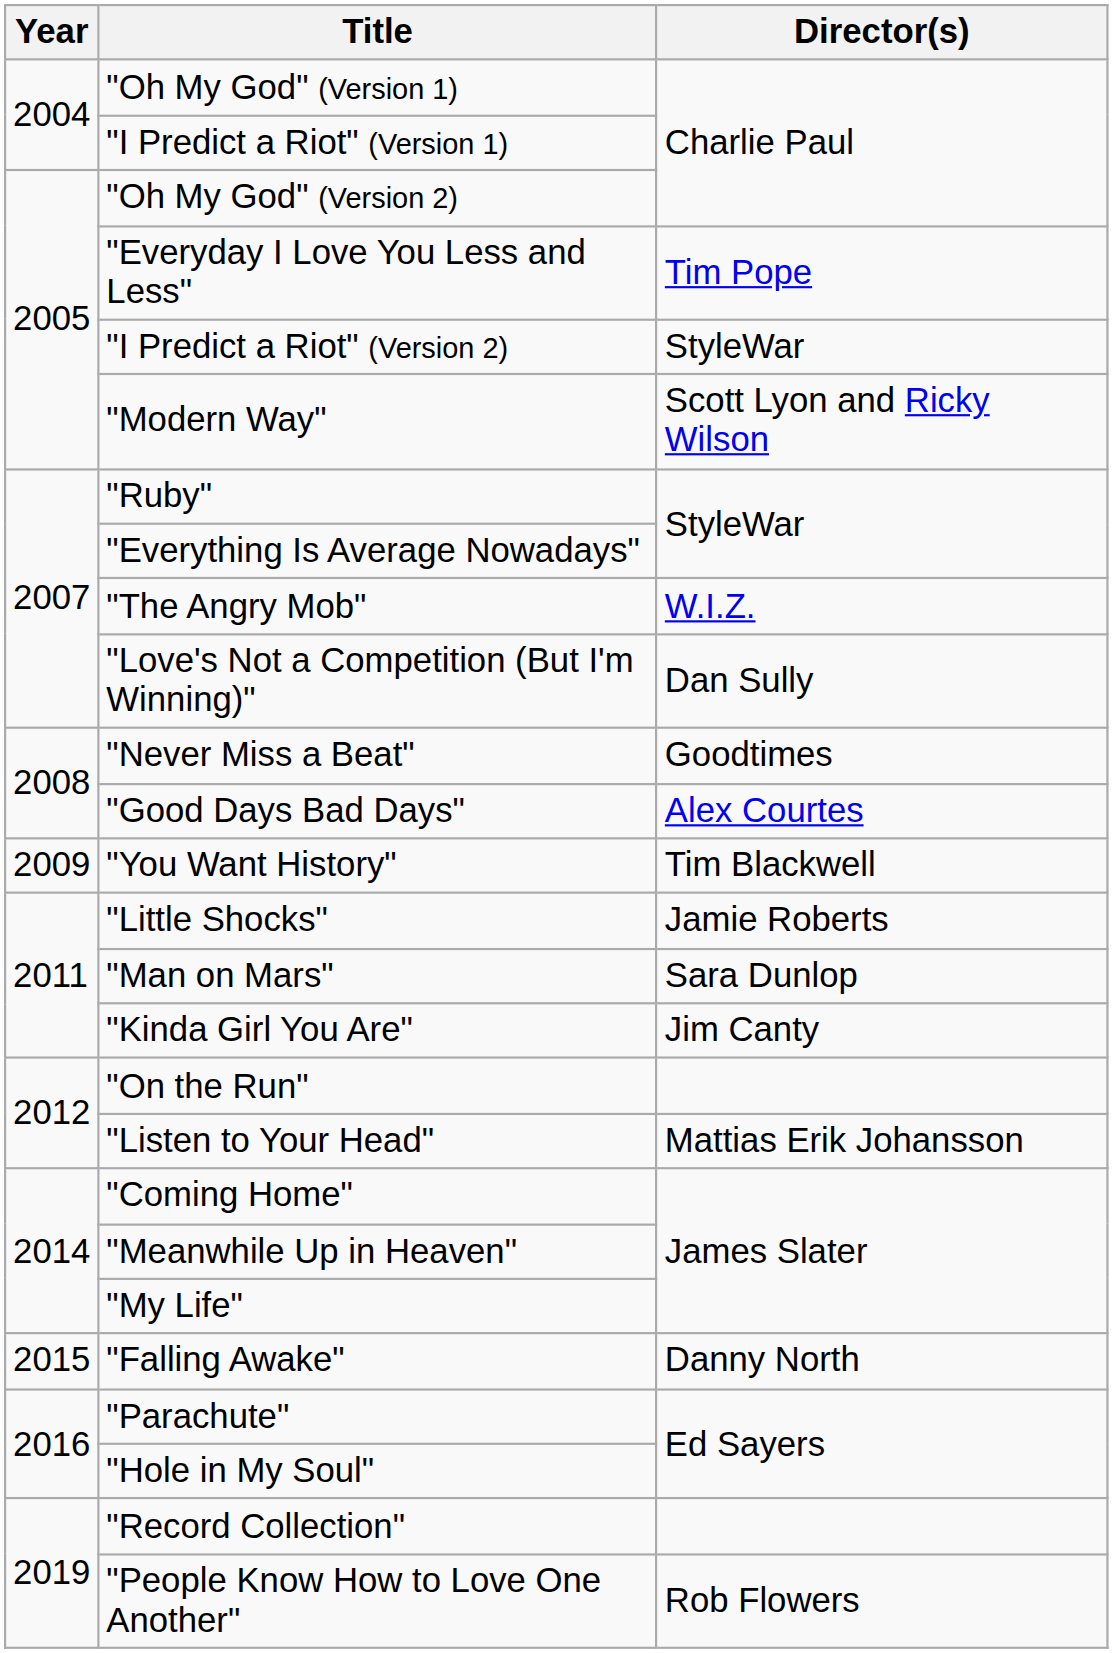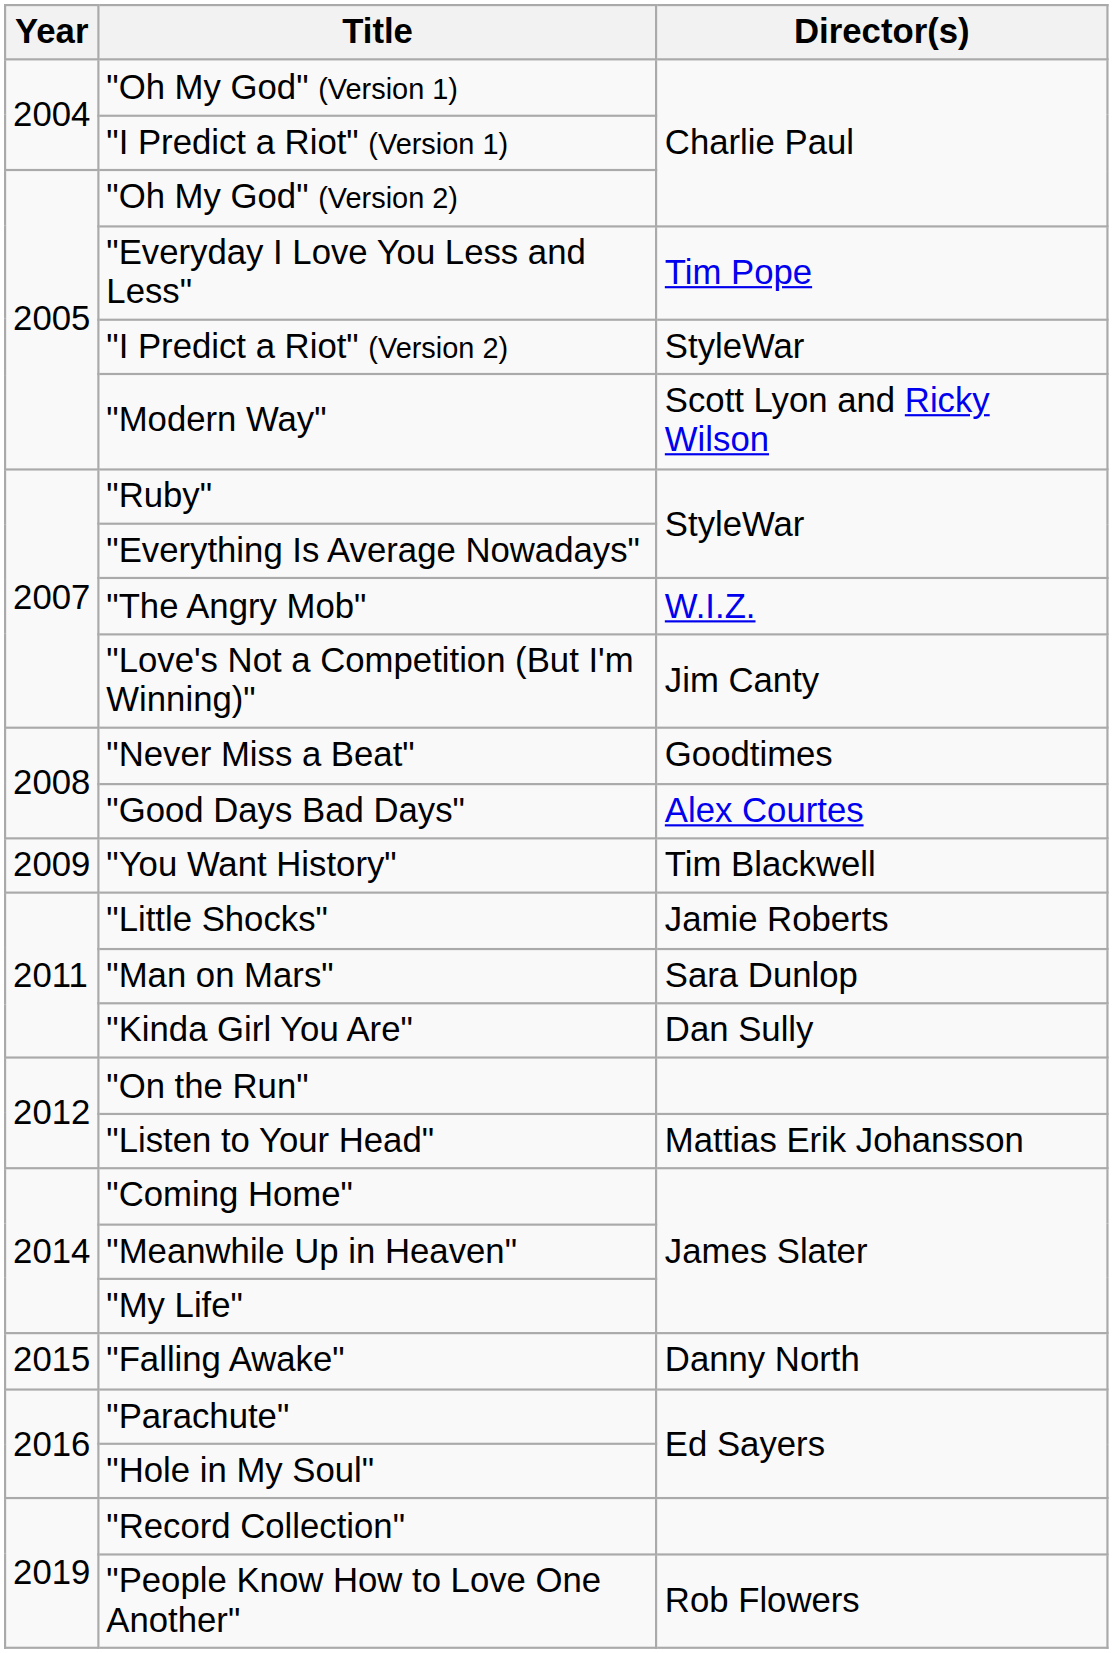(739, 680) Dan Sully -> (742, 680) Jim Canty
(742, 1030) Jim Canty -> (739, 1030) Dan Sully
